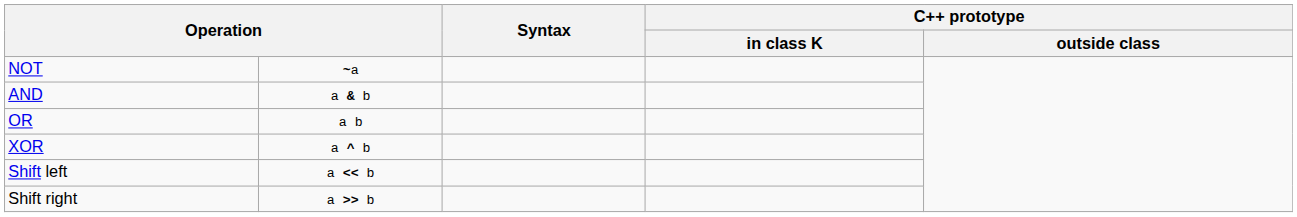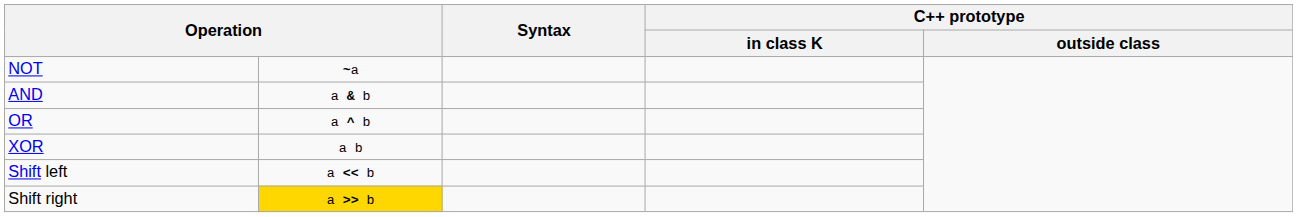(351, 123) a b -> (351, 123) a ^ b
(351, 148) a ^ b -> (351, 148) a b
(351, 200) no background -> (351, 200) gold background
